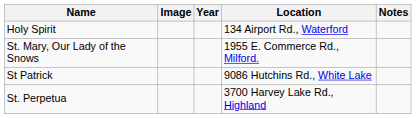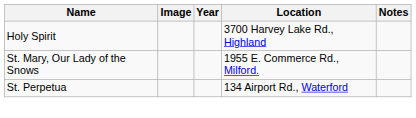(286, 30) 134 Airport Rd., Waterford -> (279, 36) 3700 Harvey Lake Rd., Highland
- row: (30, 76)
(279, 99) 3700 Harvey Lake Rd., Highland -> (286, 88) 134 Airport Rd., Waterford
